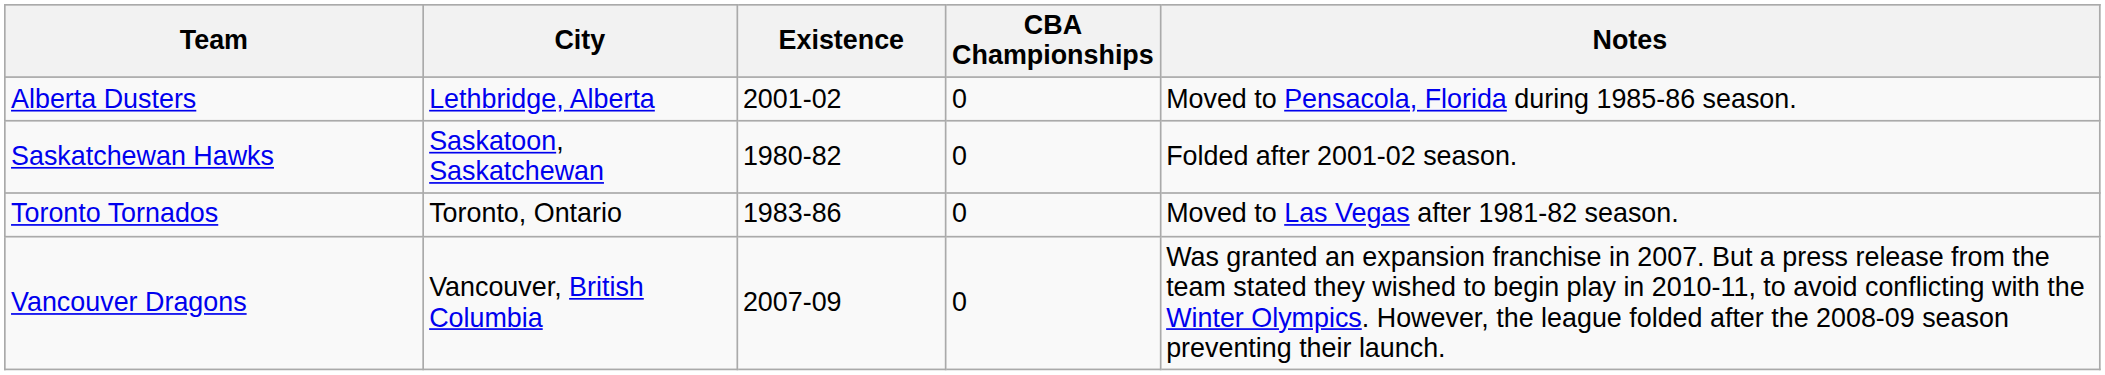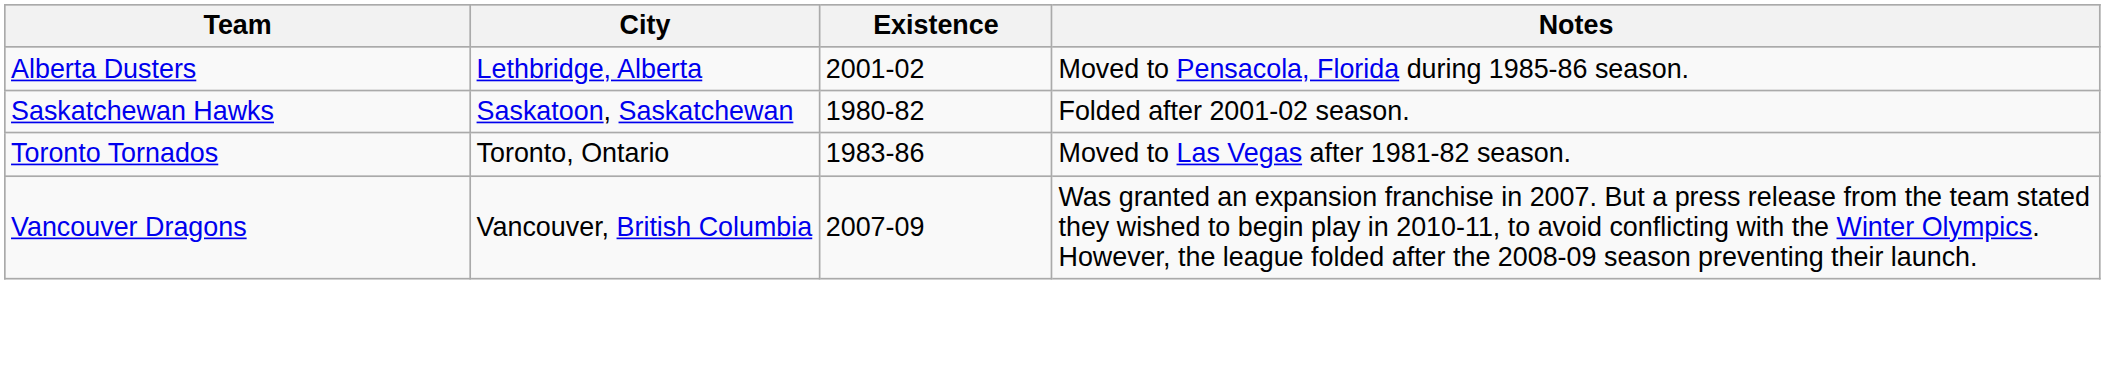- column: (1053, 40)
